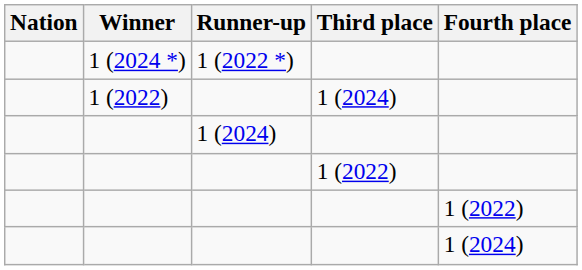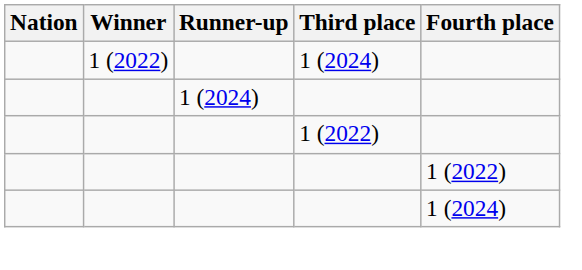- row: (137, 60)
